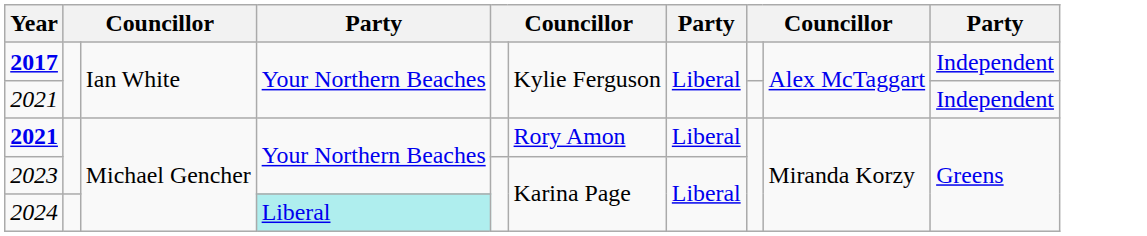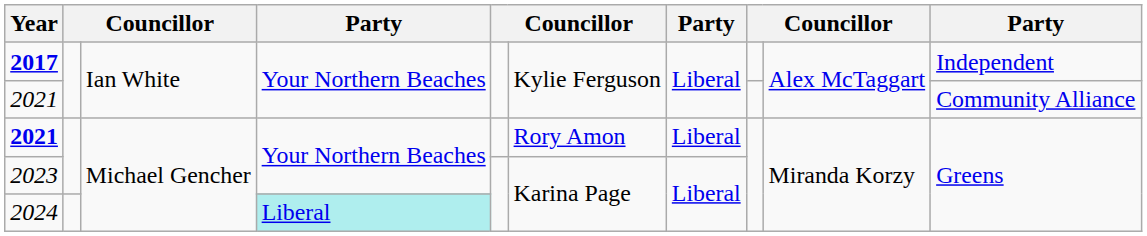(995, 99) Independent -> (1036, 99) Community Alliance
